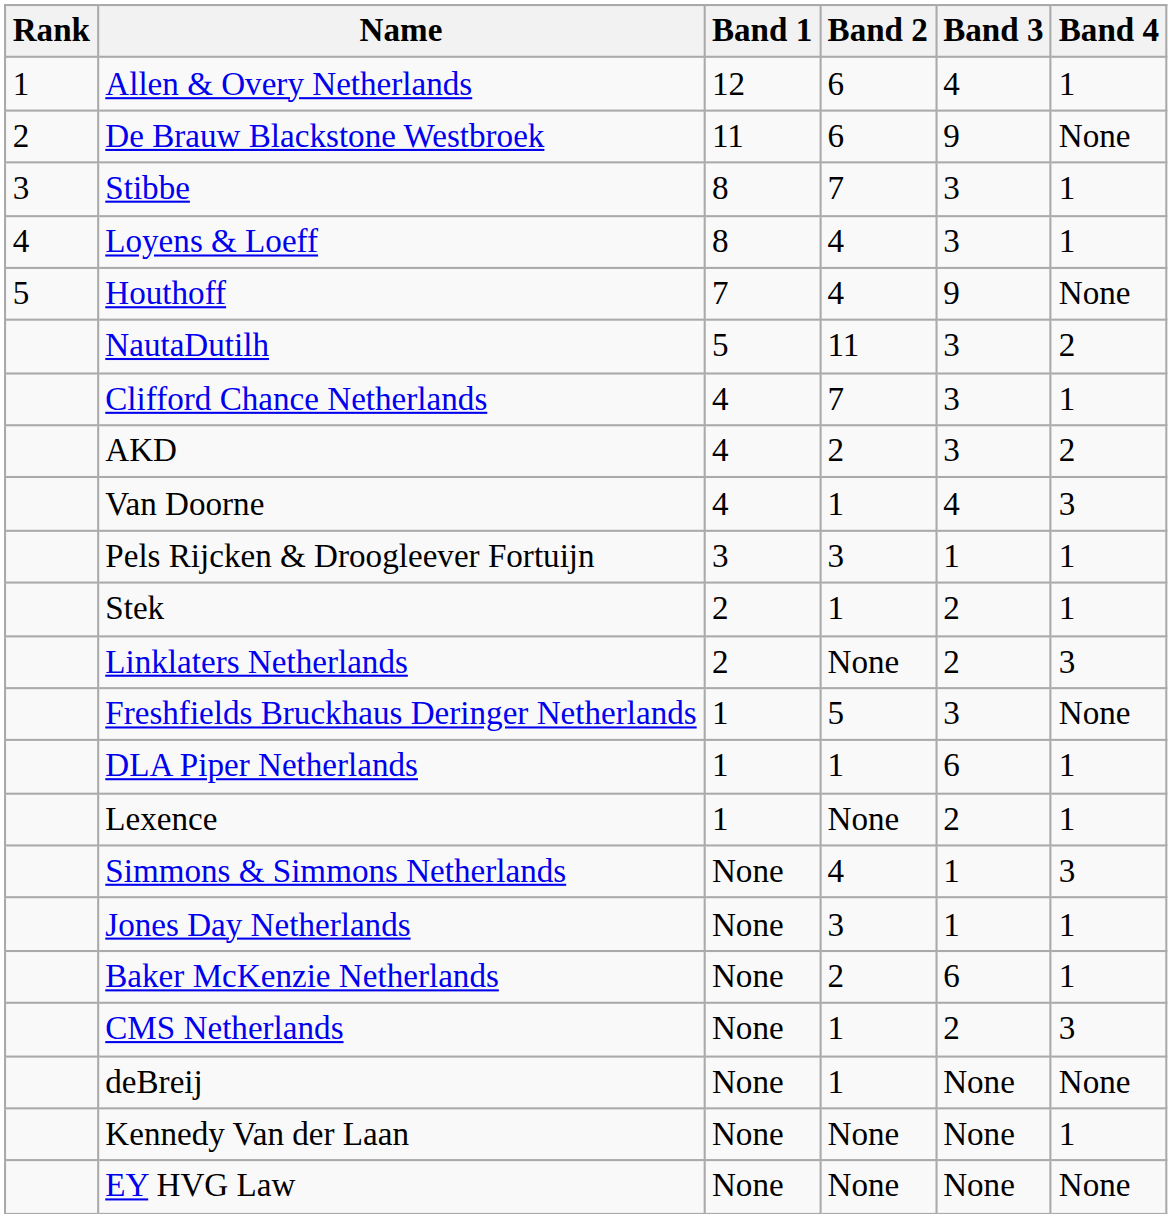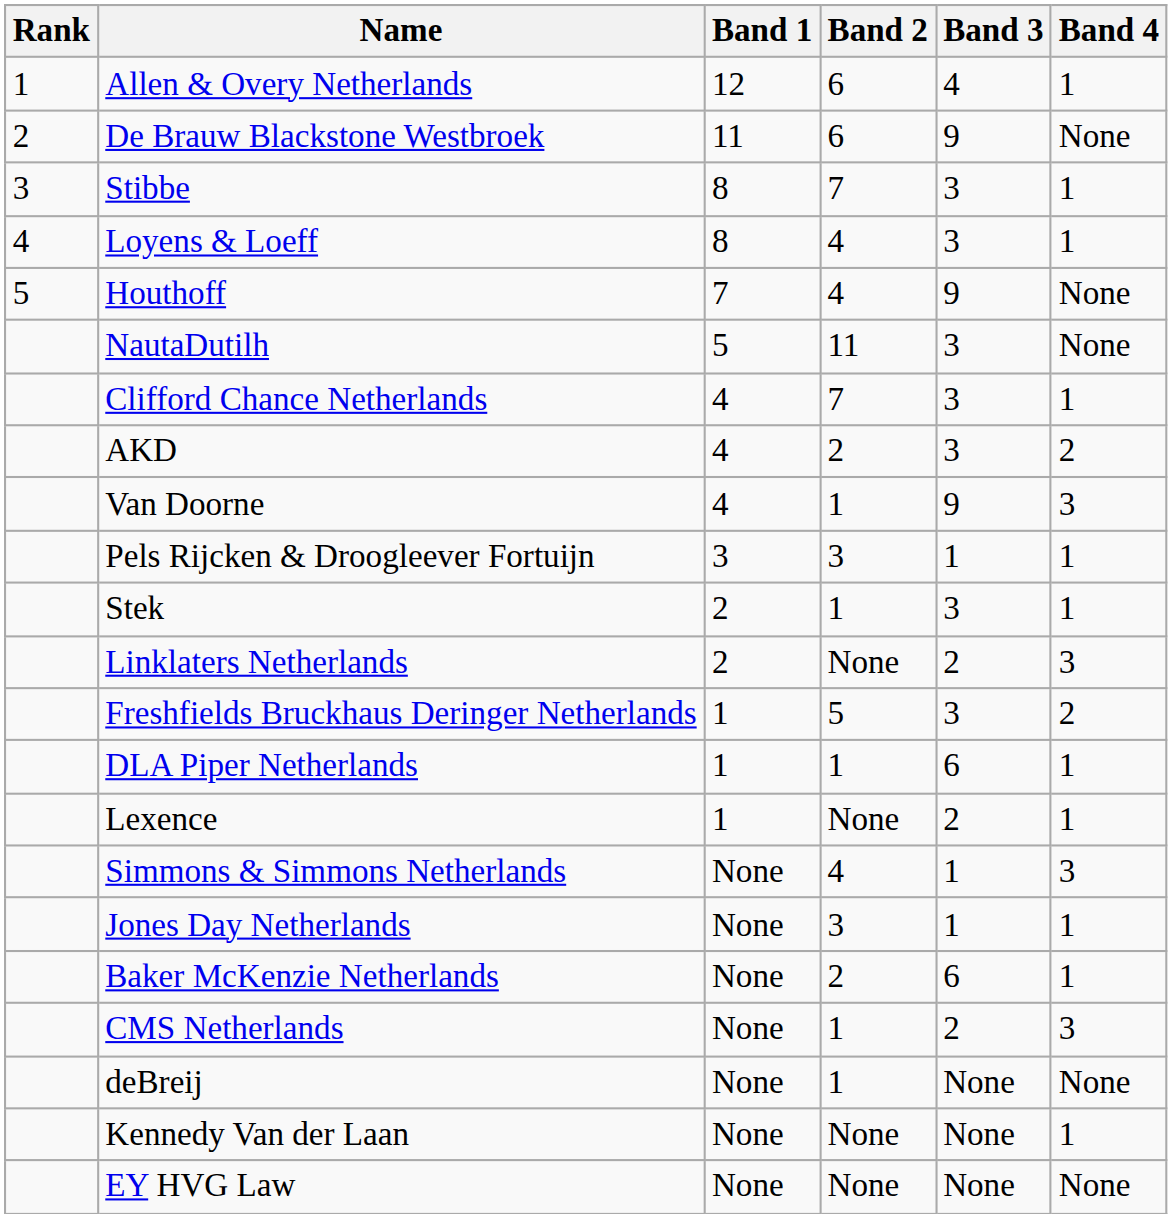(1067, 345) 2 -> (1095, 345) None
(951, 503) 4 -> (951, 503) 9
(951, 608) 2 -> (951, 608) 3
(1095, 713) None -> (1067, 713) 2
